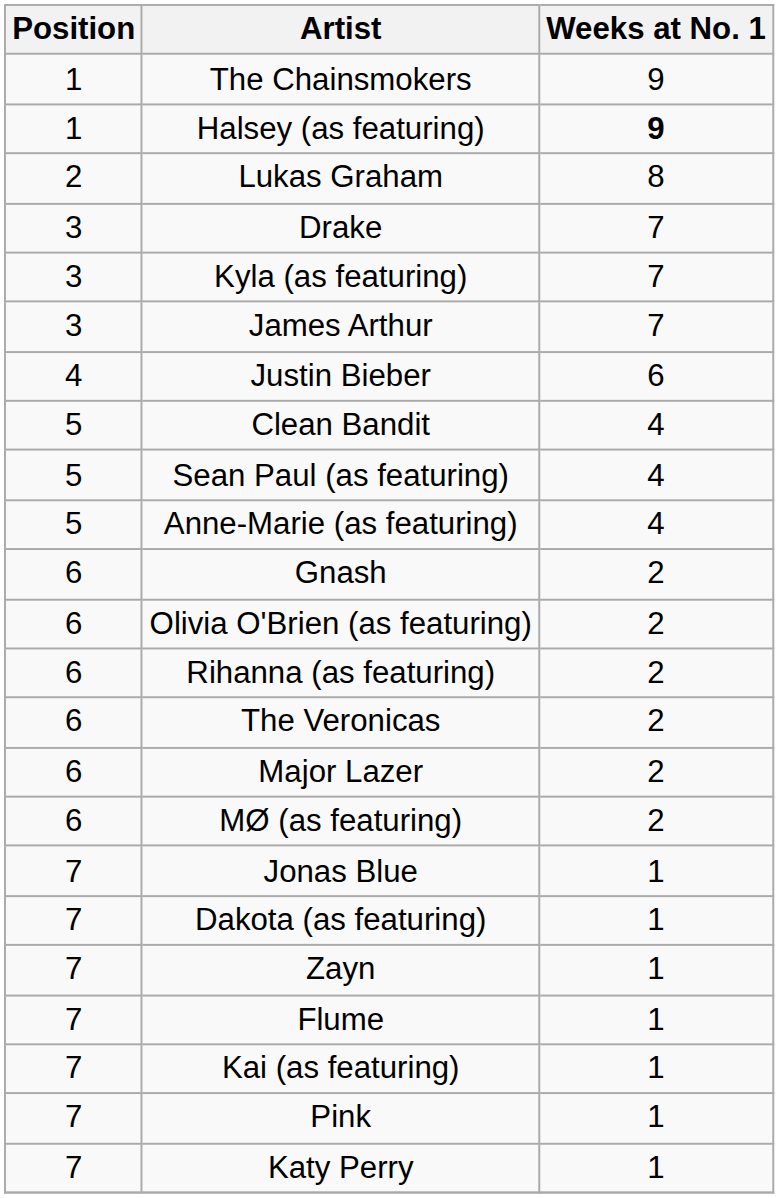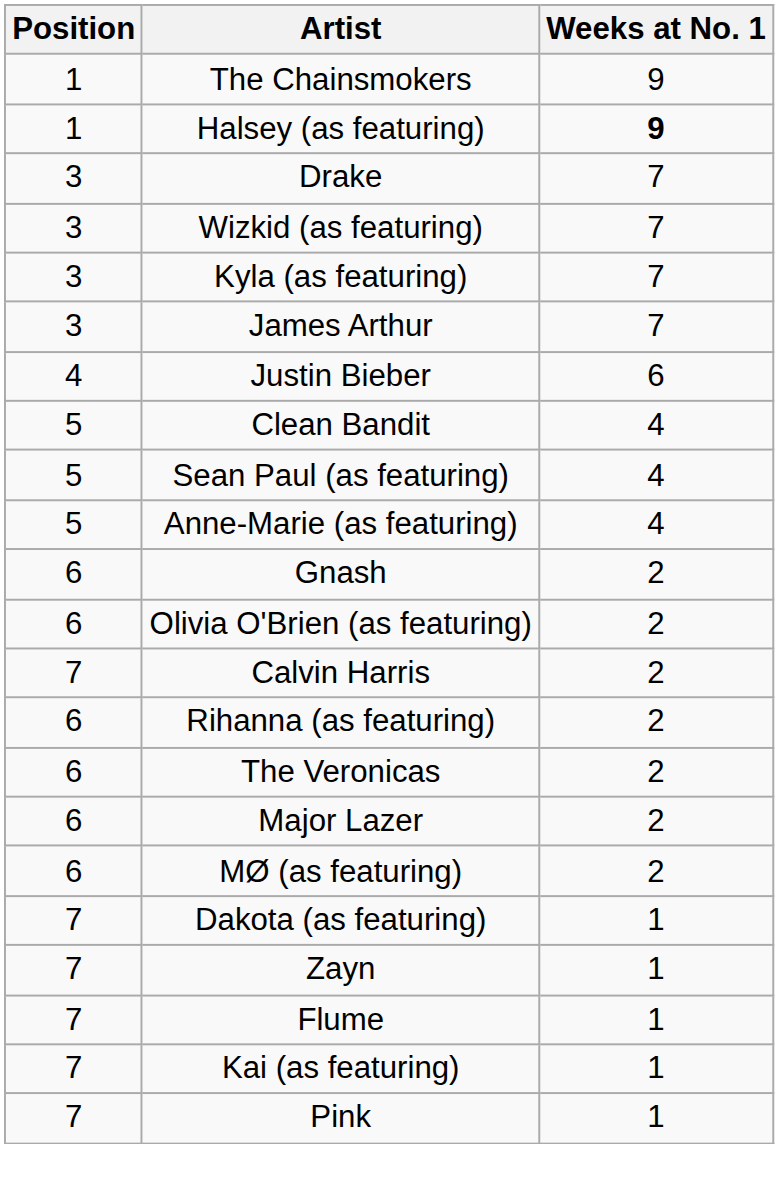- row: (341, 177)
+ row: (341, 227)
+ row: (341, 672)
- row: (341, 870)
- row: (341, 1167)
